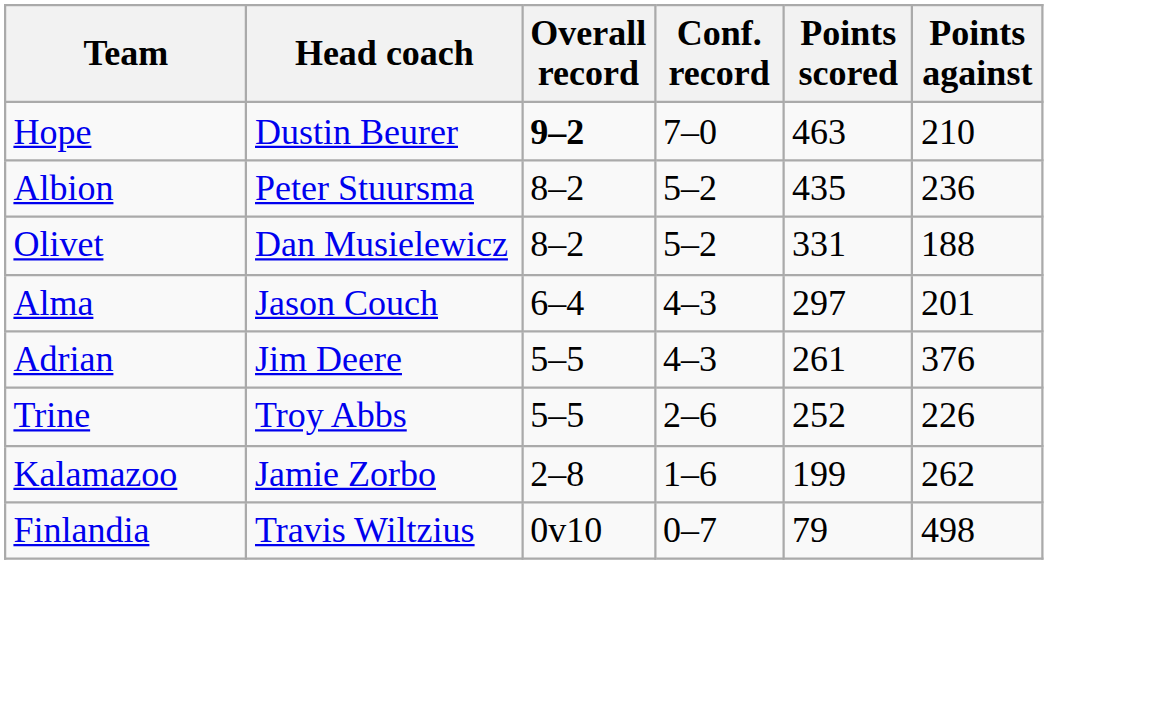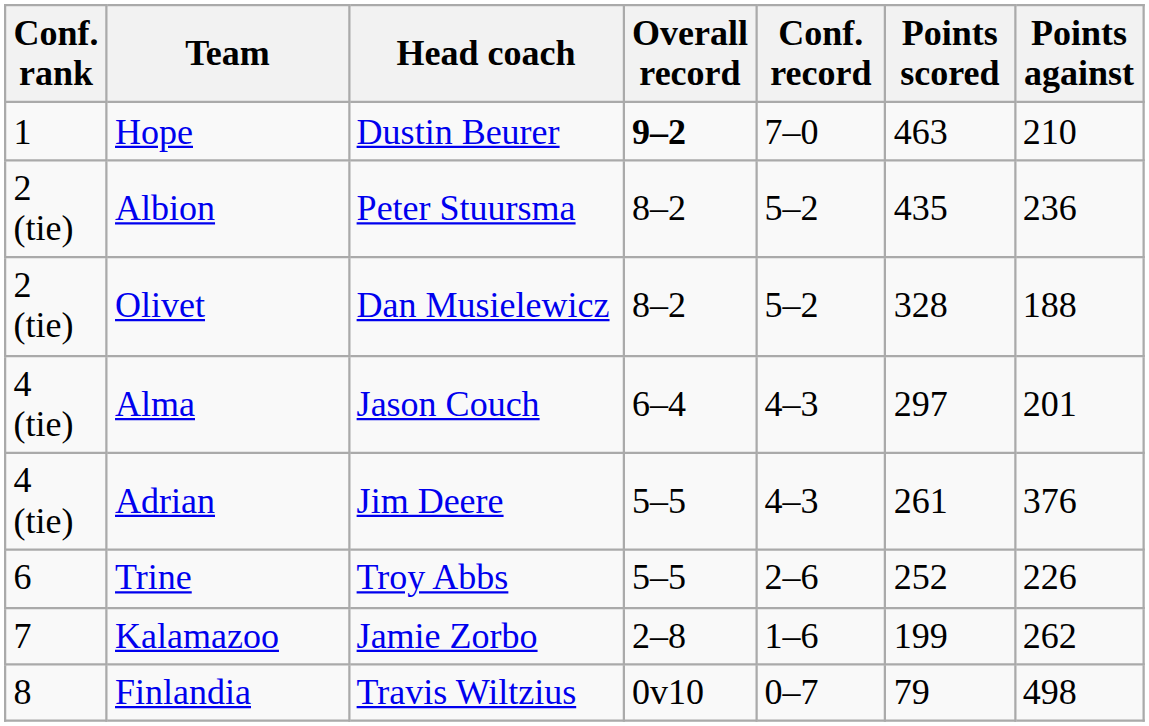+ column: (56, 53)
(819, 244) 331 -> (921, 305) 328
